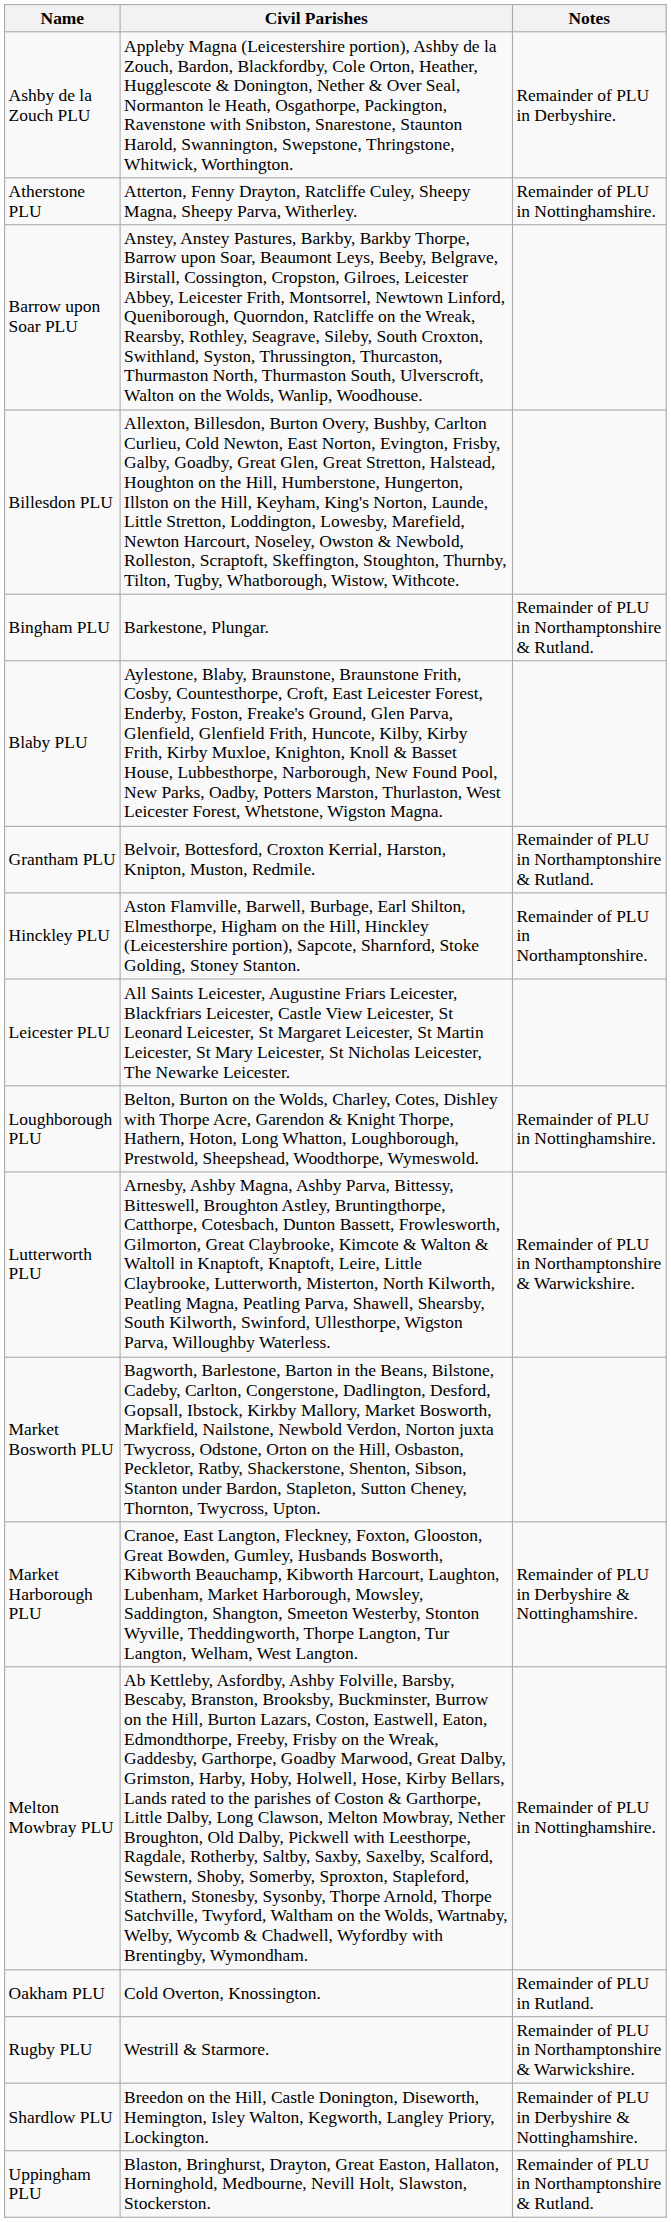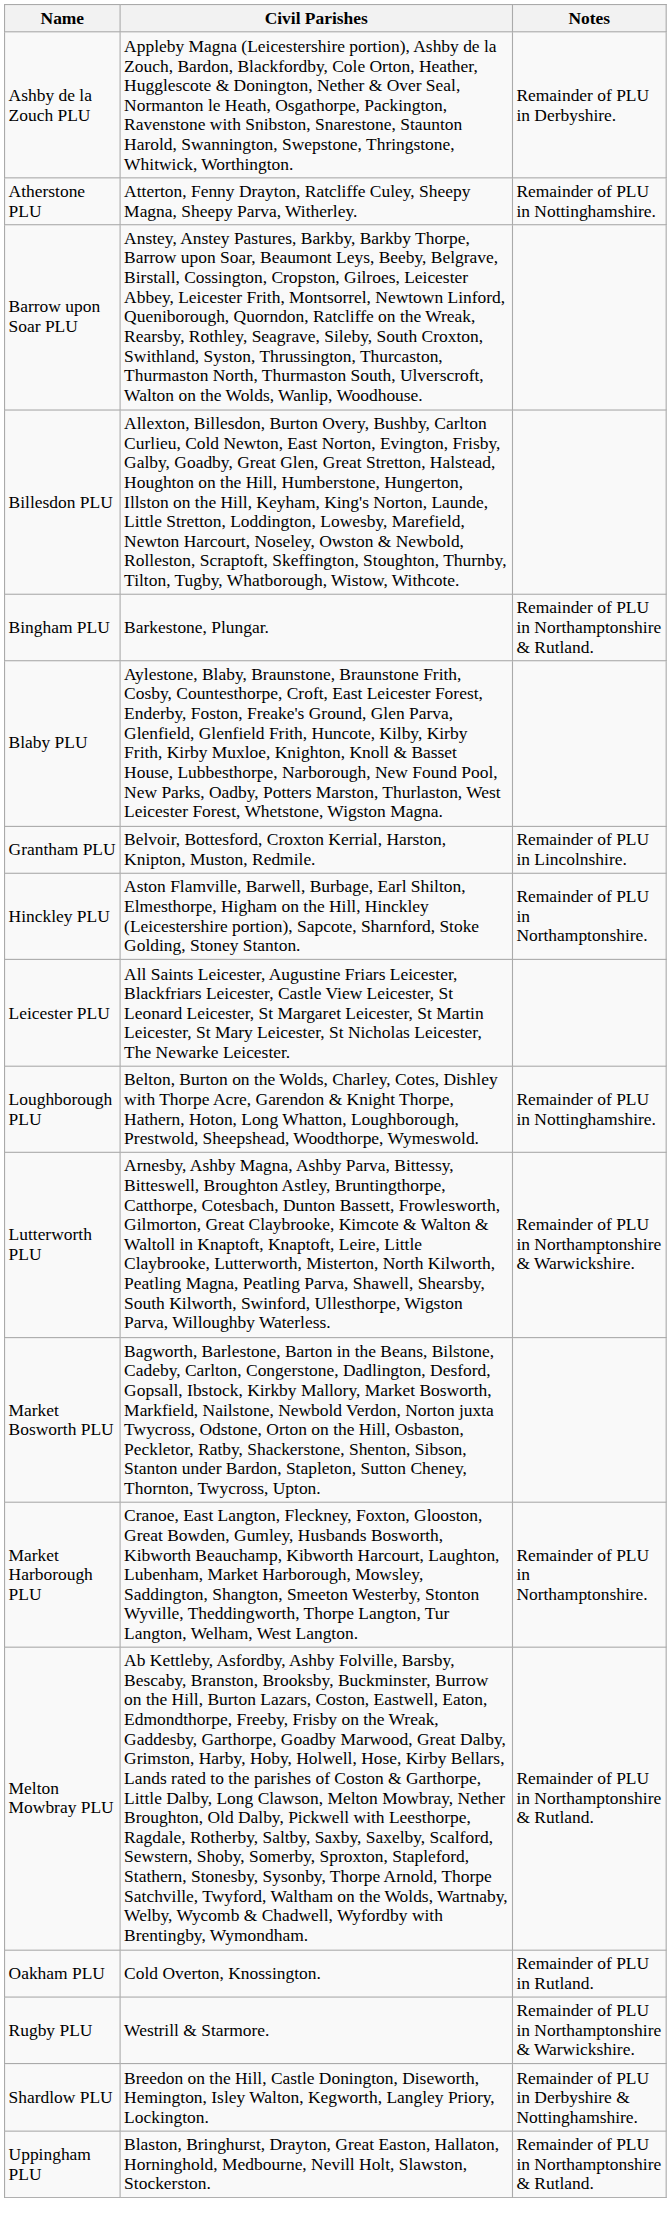(589, 859) Remainder of PLU in Northamptonshire & Rutland. -> (583, 849) Remainder of PLU in Lincolnshire.
(583, 1594) Remainder of PLU in Derbyshire & Nottinghamshire. -> (583, 1574) Remainder of PLU in Northamptonshire.
(586, 1818) Remainder of PLU in Nottinghamshire. -> (589, 1798) Remainder of PLU in Northamptonshire & Rutland.
